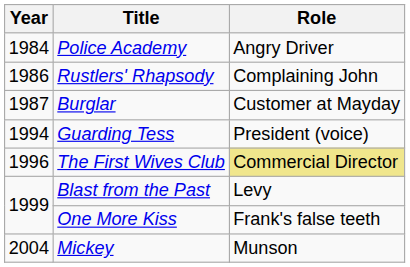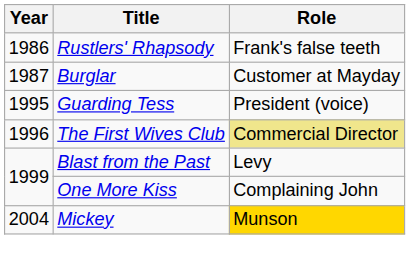- row: (122, 47)
(306, 76) Complaining John -> (307, 47) Frank's false teeth
(29, 133) 1994 -> (29, 104) 1995
(307, 219) Frank's false teeth -> (306, 190) Complaining John
(265, 248) no background -> (265, 219) gold background
